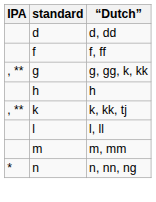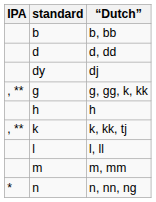+ row: (103, 33)
+ row: (94, 71)
- row: (97, 52)
